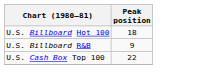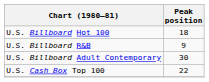+ row: (84, 58)
